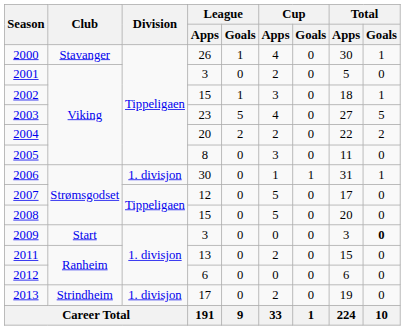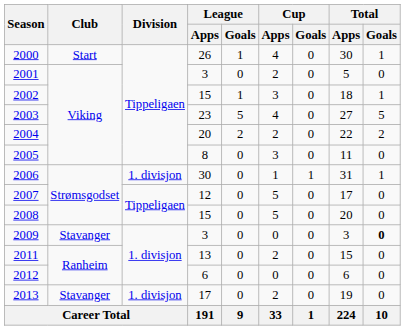(85, 54) Stavanger -> (85, 54) Start
(85, 235) Start -> (85, 235) Stavanger
(85, 295) Strindheim -> (85, 295) Stavanger
